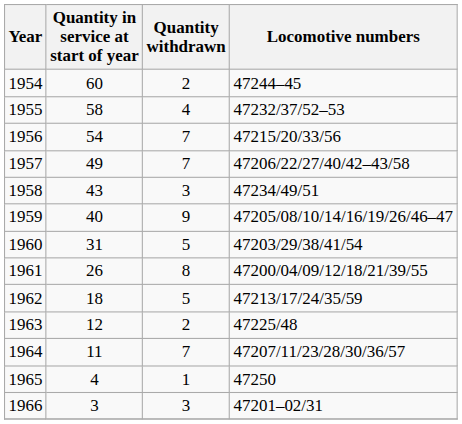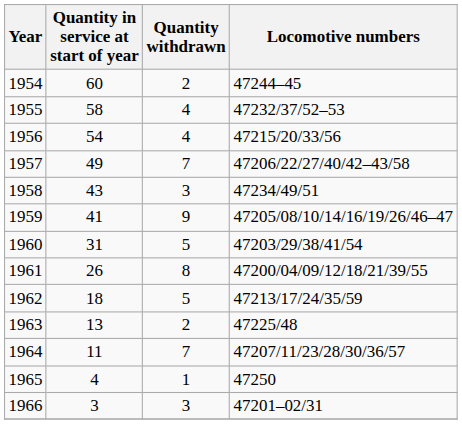(186, 136) 7 -> (186, 136) 4
(94, 217) 40 -> (94, 217) 41
(94, 325) 12 -> (94, 325) 13
